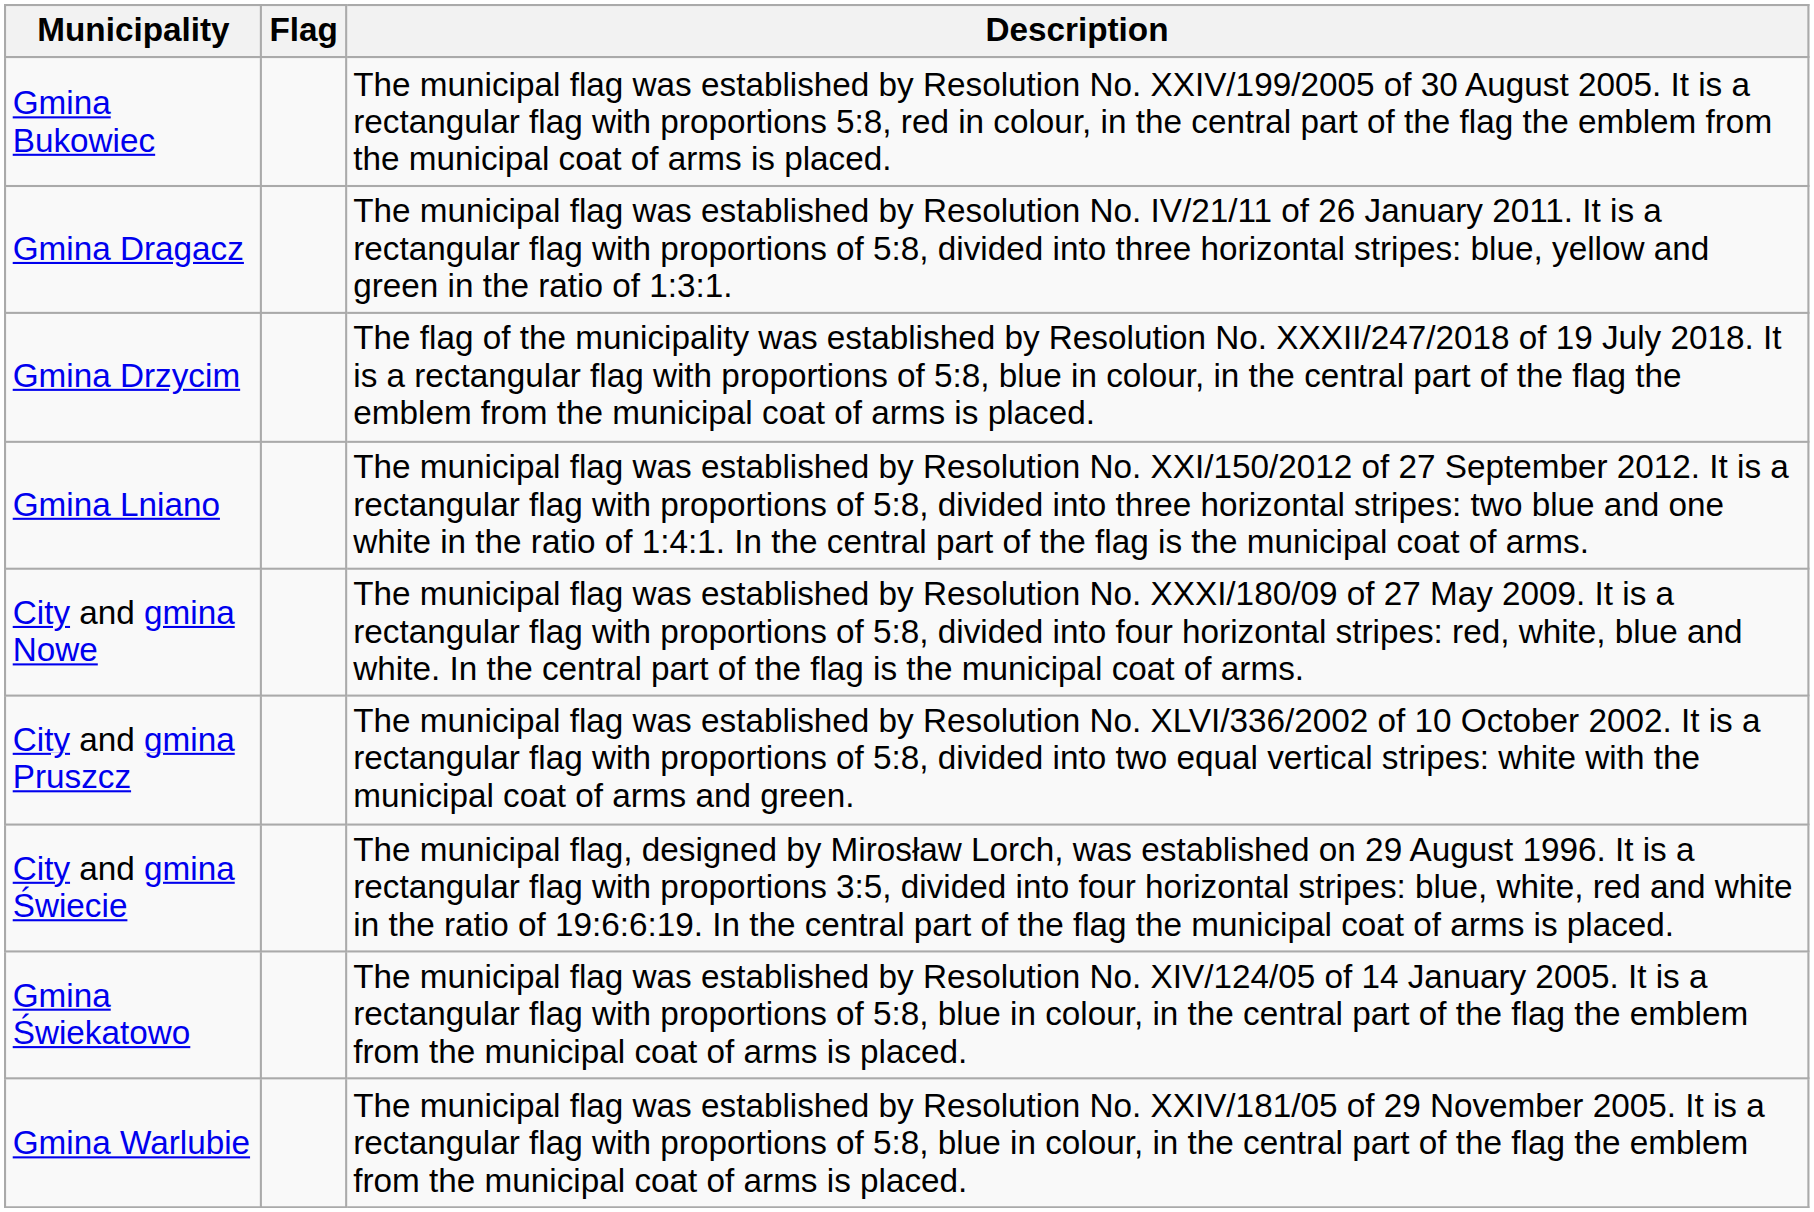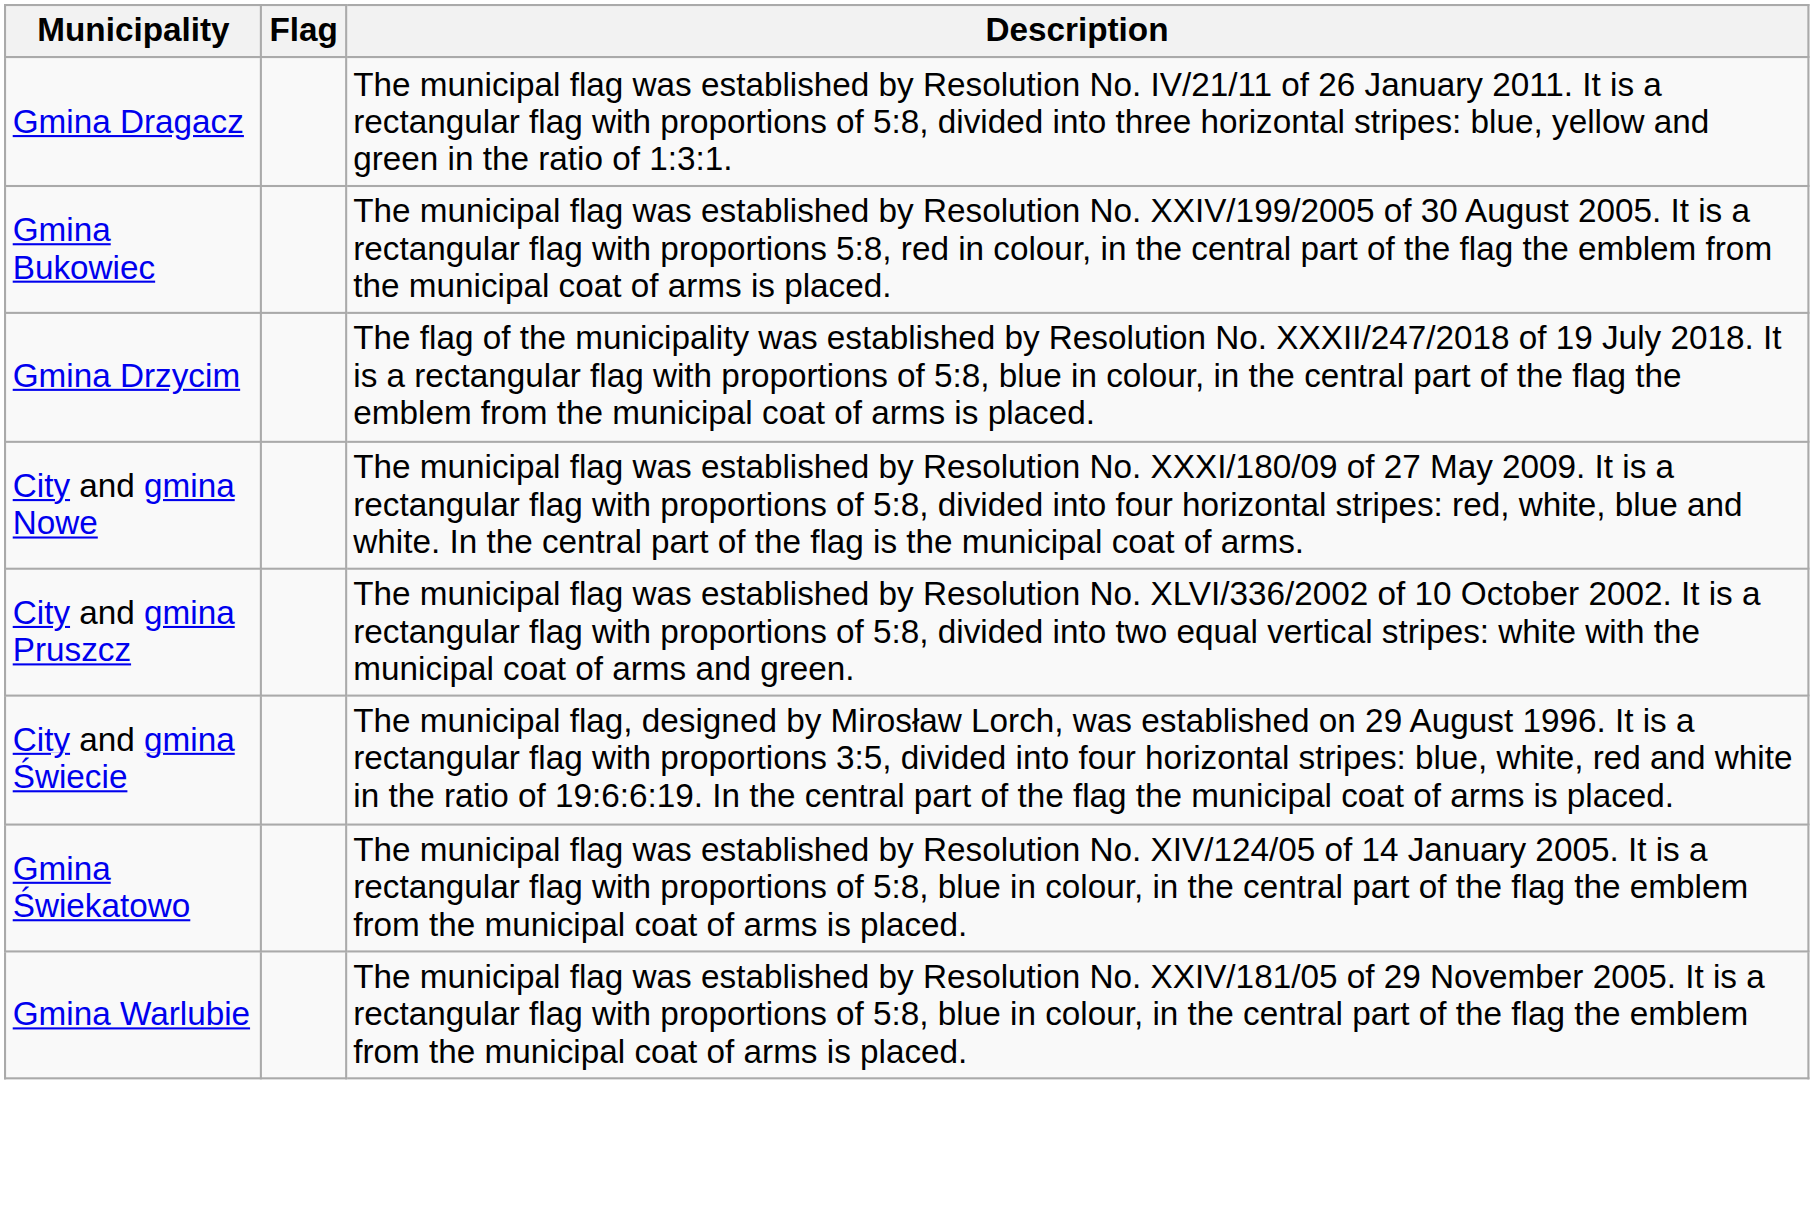rows swapped: (84, 121) <-> (128, 248)
- row: (116, 504)
